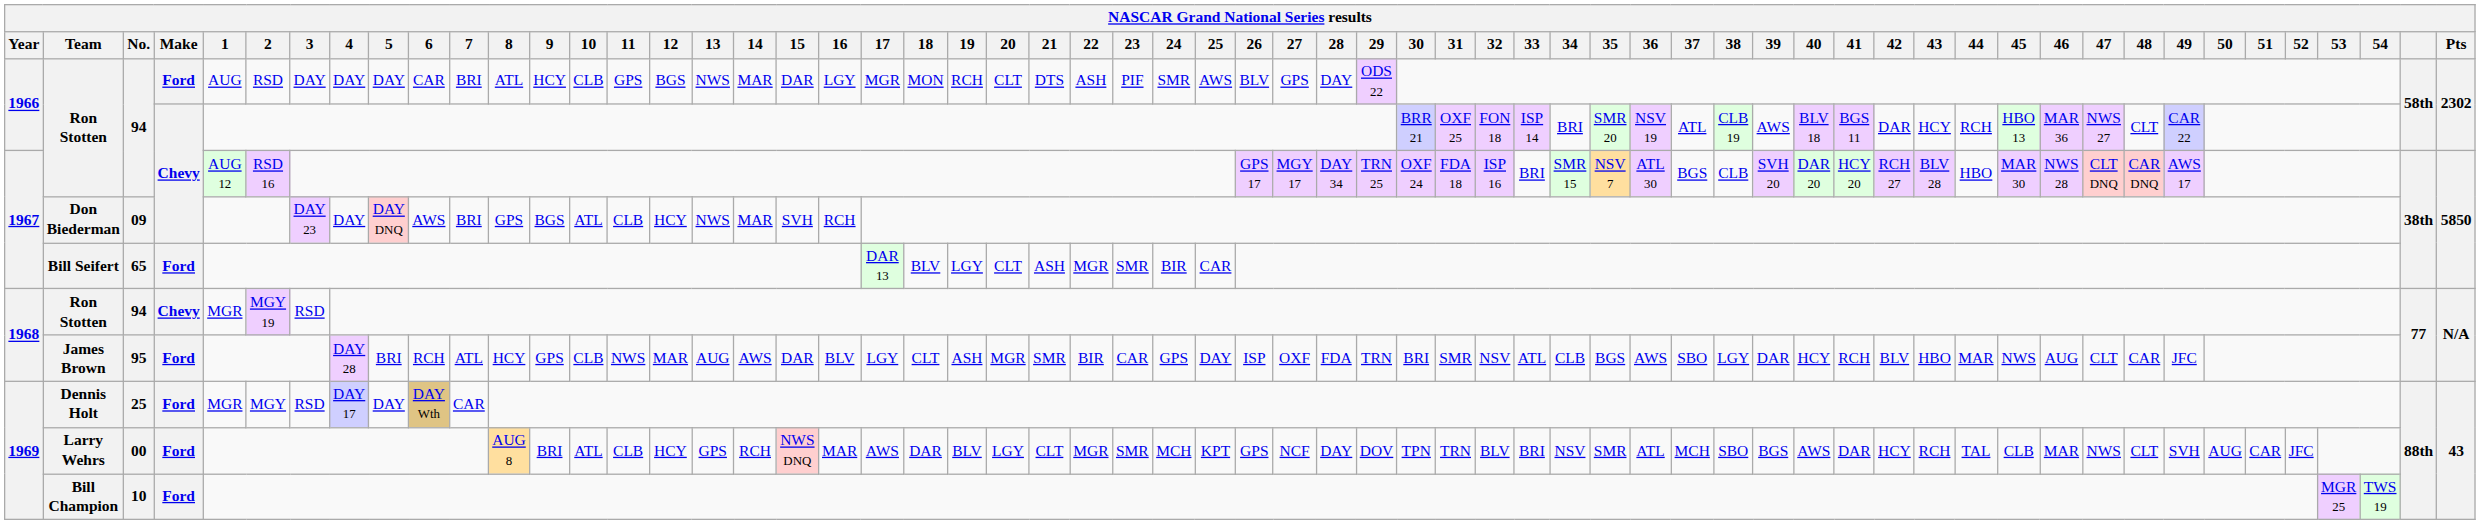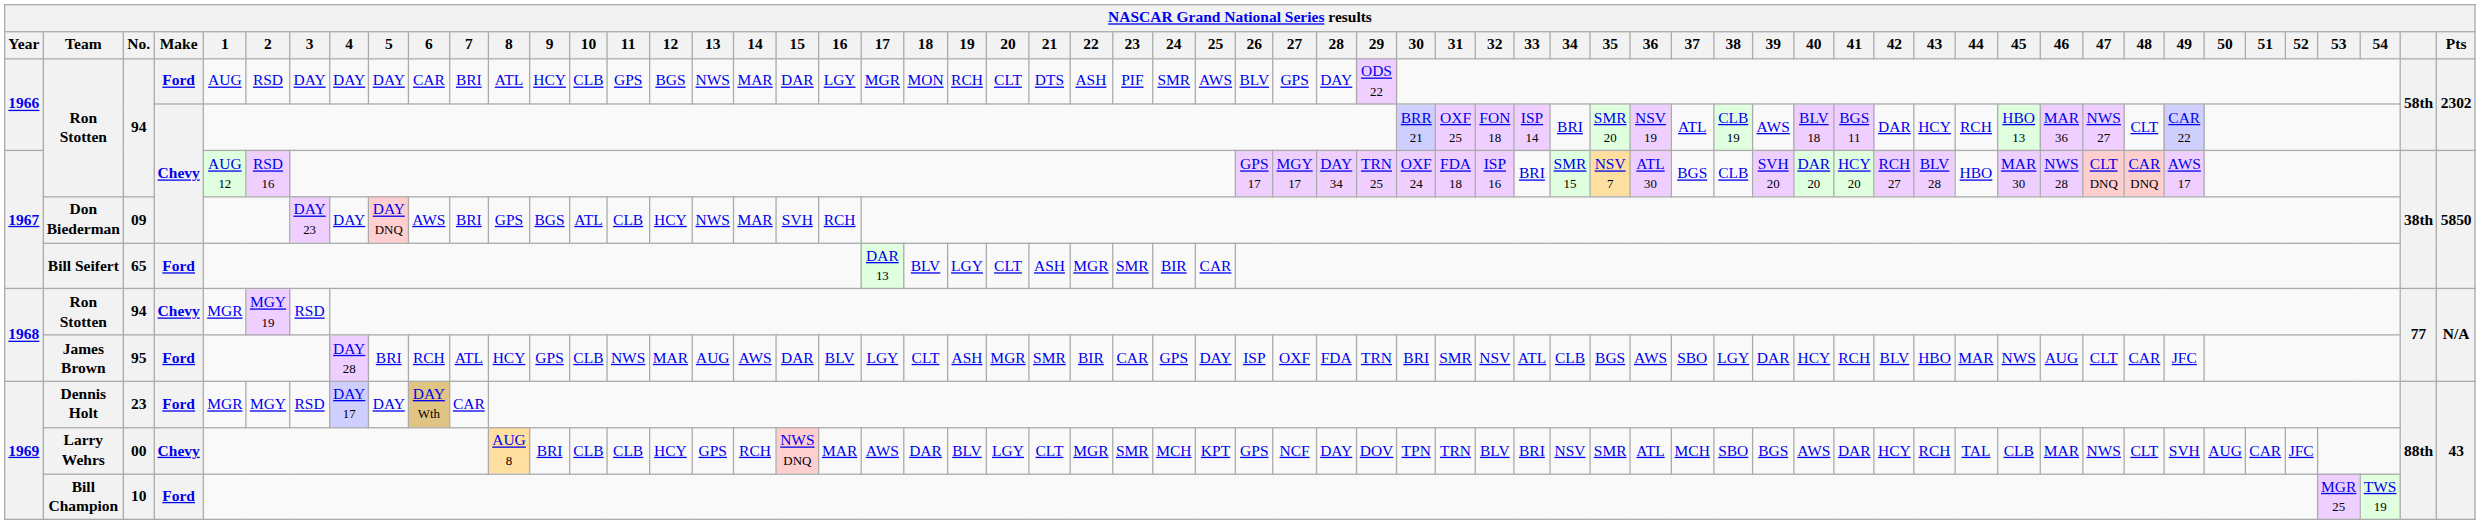(139, 404) 25 -> (139, 404) 23
(179, 450) Ford -> (179, 450) Chevy
(588, 450) ATL -> (588, 450) CLB
